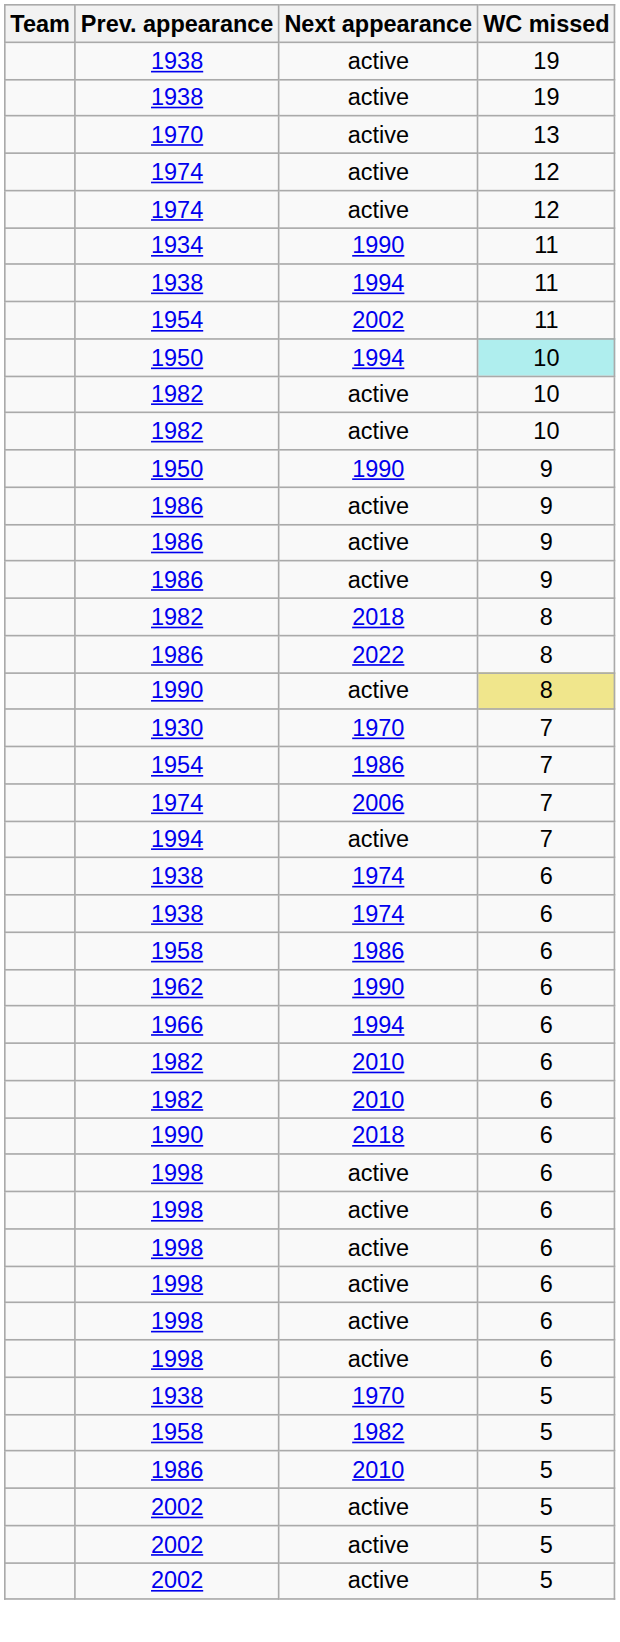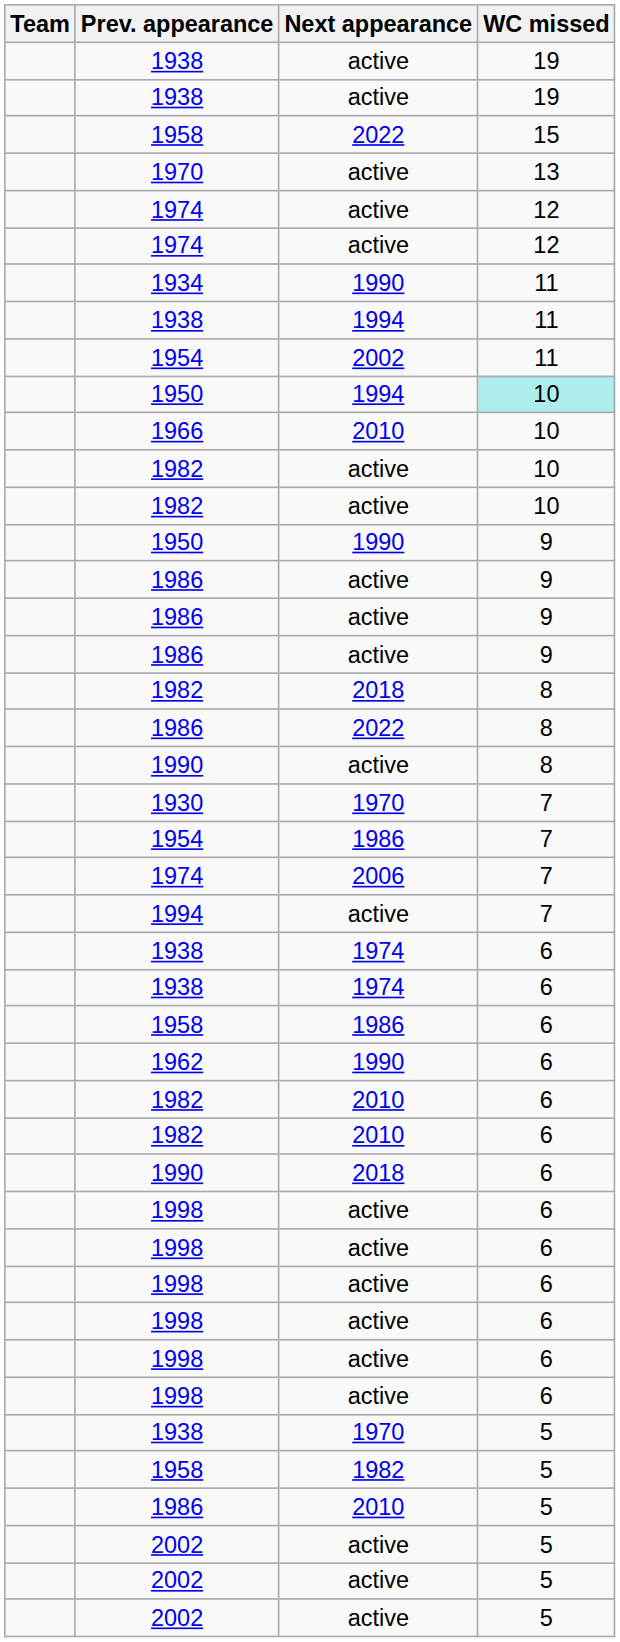+ row: (177, 135)
+ row: (177, 432)
(546, 691) khaki background -> (546, 765) no background
- row: (177, 1025)
